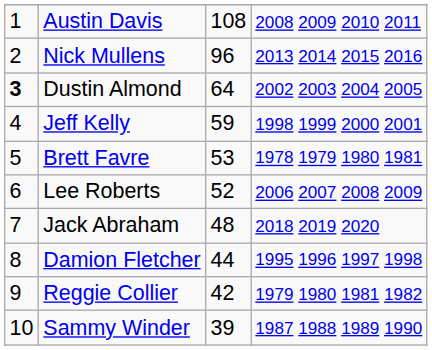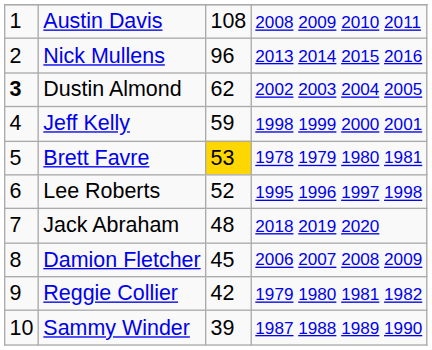(222, 89) 64 -> (222, 89) 62
(222, 157) no background -> (222, 157) gold background
(339, 192) 2006 2007 2008 2009 -> (339, 192) 1995 1996 1997 1998
(222, 259) 44 -> (222, 259) 45
(339, 260) 1995 1996 1997 1998 -> (339, 260) 2006 2007 2008 2009
